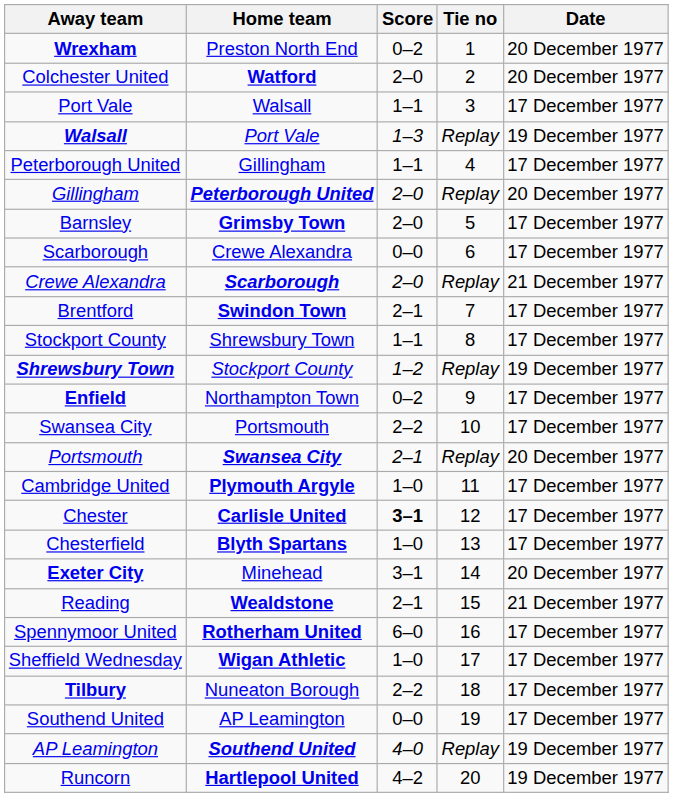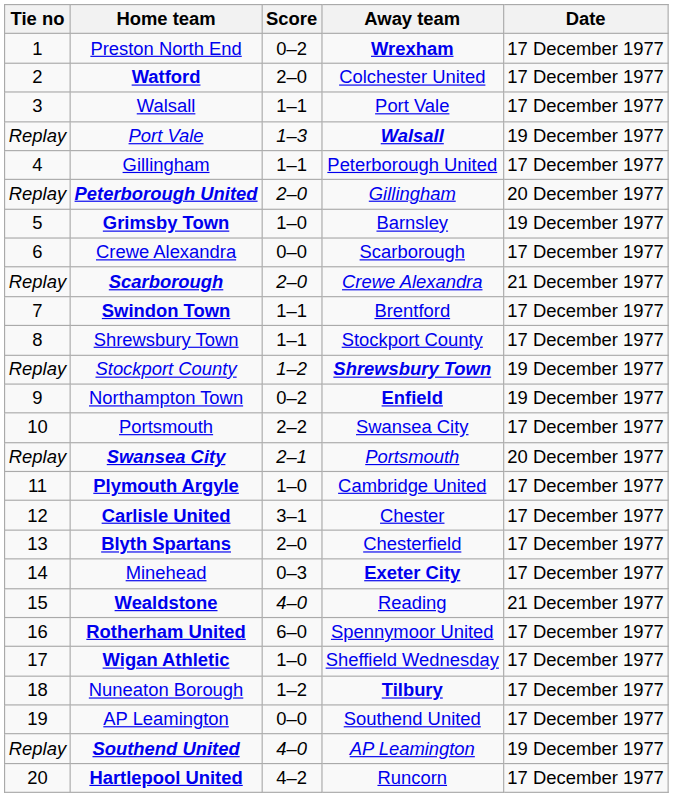columns swapped: (470, 19) <-> (95, 19)
(586, 48) 20 December 1977 -> (586, 48) 17 December 1977
(586, 77) 20 December 1977 -> (586, 77) 17 December 1977
(408, 223) 2–0 -> (292, 223) 1–0
(586, 223) 17 December 1977 -> (586, 223) 19 December 1977
(408, 310) 2–1 -> (292, 310) 1–1
(586, 398) 17 December 1977 -> (586, 398) 19 December 1977
(408, 515) bold -> (292, 515) normal
(408, 544) 1–0 -> (292, 544) 2–0
(408, 573) 3–1 -> (292, 573) 0–3
(586, 573) 20 December 1977 -> (586, 573) 17 December 1977
(408, 602) 2–1 -> (292, 602) 4–0
(408, 690) 2–2 -> (292, 690) 1–2
(586, 777) 19 December 1977 -> (586, 777) 17 December 1977
